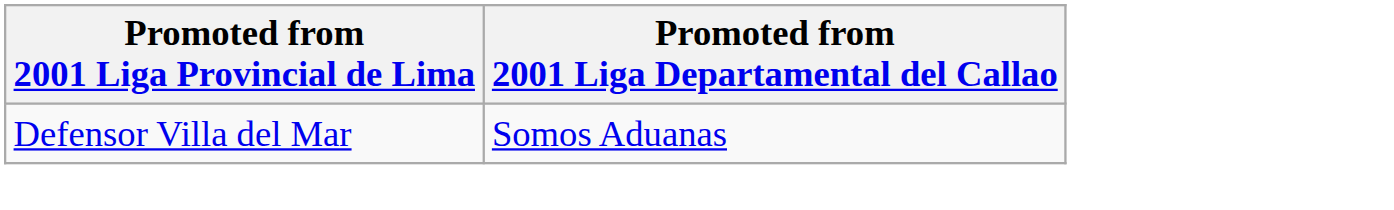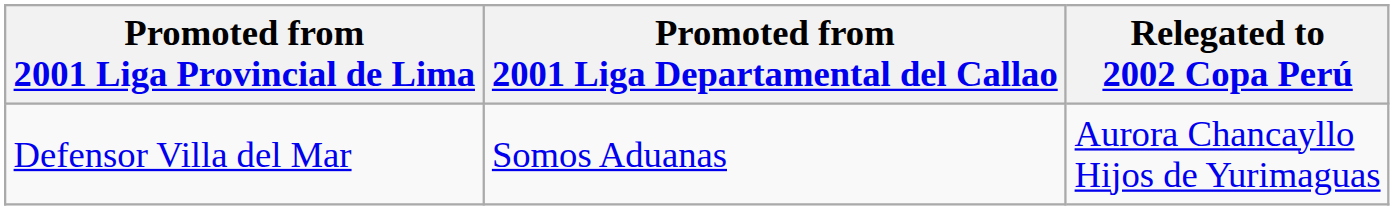+ column: (1228, 54)
